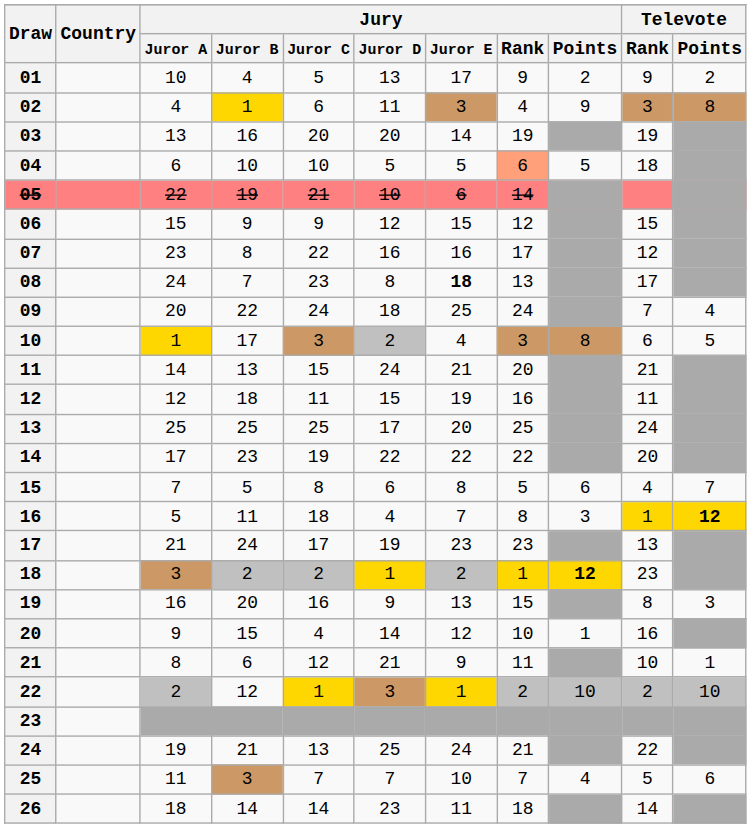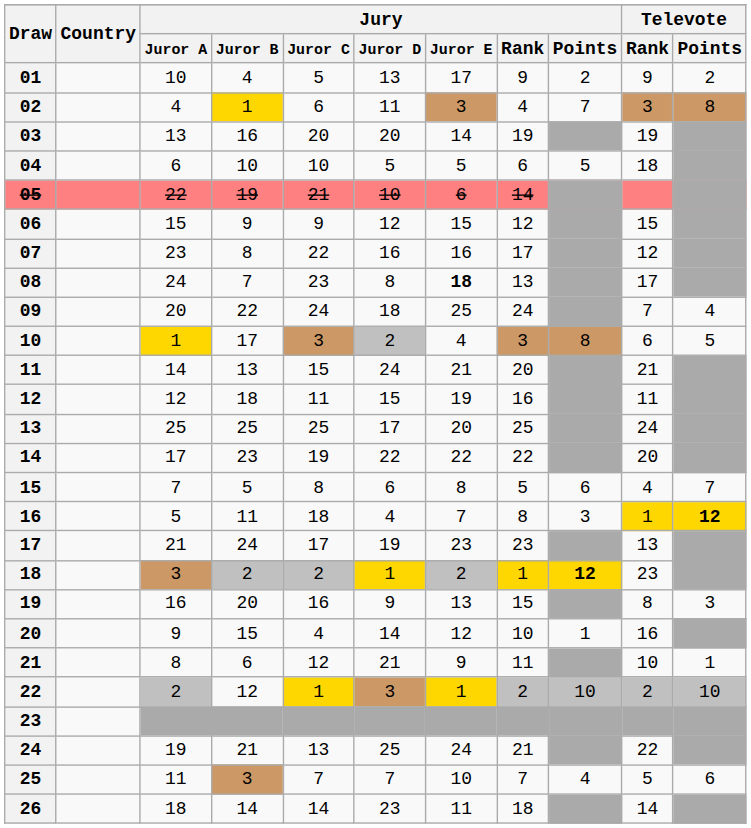(585, 107) 9 -> (585, 107) 7
(523, 166) lightsalmon background -> (523, 166) no background
